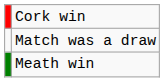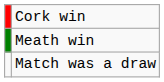rows swapped: (55, 64) <-> (86, 40)
